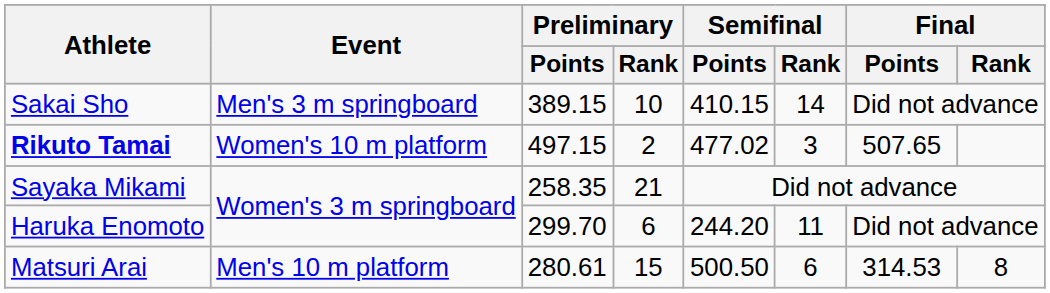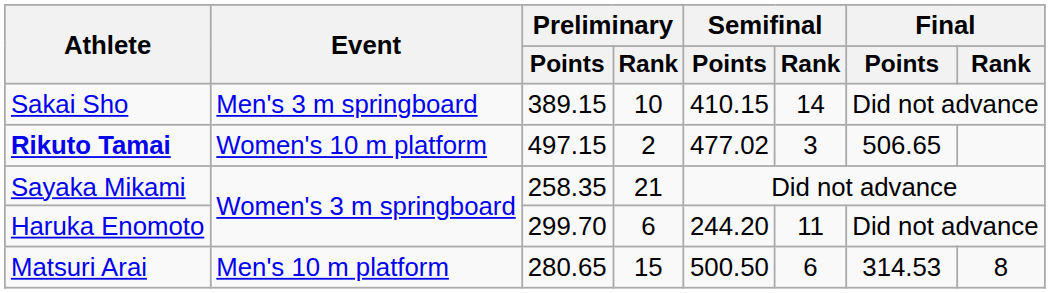(902, 146) 507.65 -> (902, 146) 506.65
(567, 268) 280.61 -> (567, 268) 280.65
